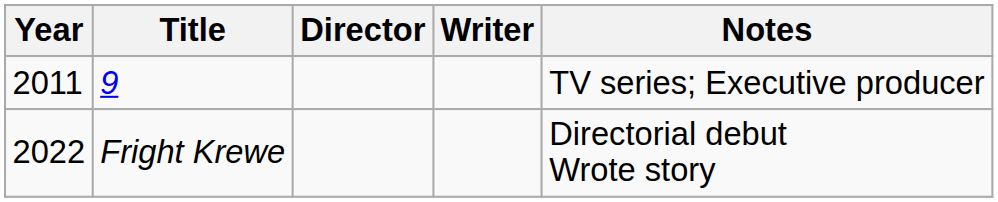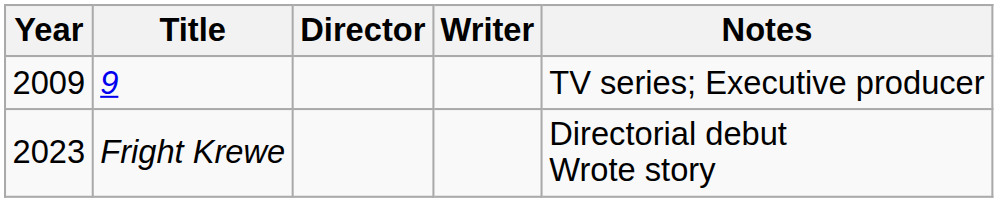(48, 82) 2011 -> (49, 82) 2009
(49, 152) 2022 -> (49, 152) 2023
